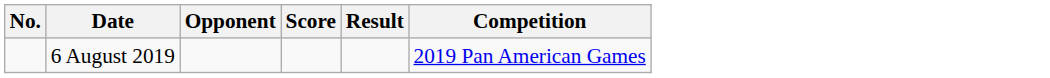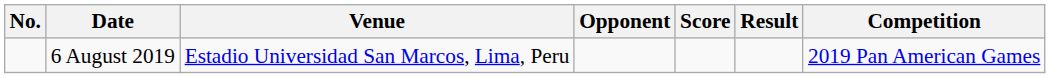+ column: (377, 21)
